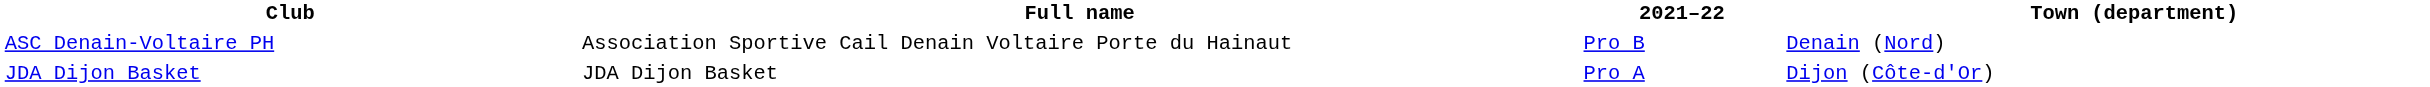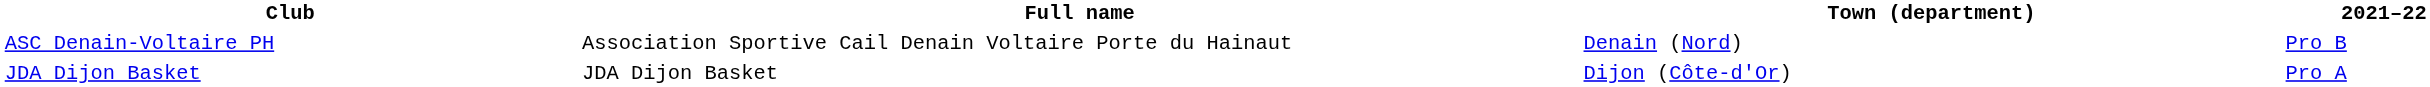columns swapped: (2134, 13) <-> (1682, 13)
